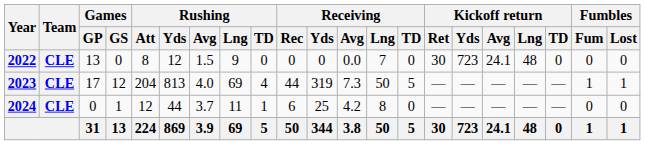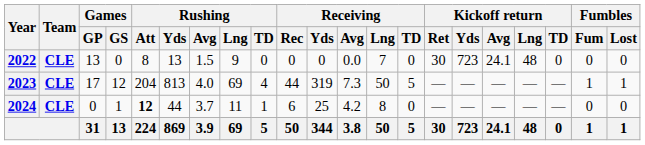(175, 60) 12 -> (175, 60) 13
(145, 106) normal -> (145, 106) bold
